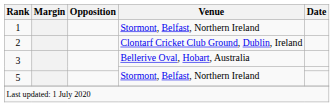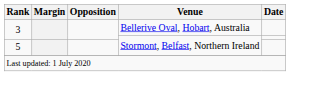- row: (18, 27)
- row: (18, 43)
